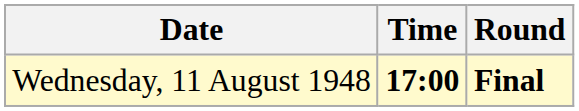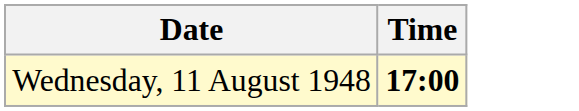- column: (520, 29)
